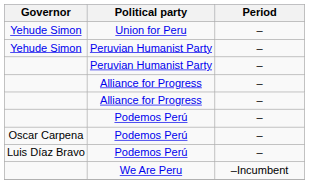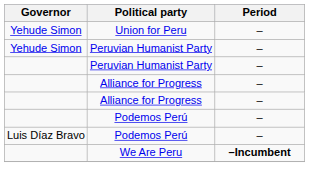- row: (46, 135)
(260, 170) normal -> (260, 153) bold
